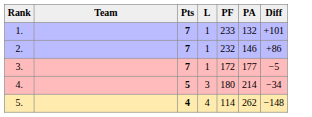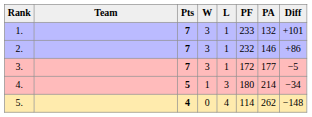+ column: (207, 13)
